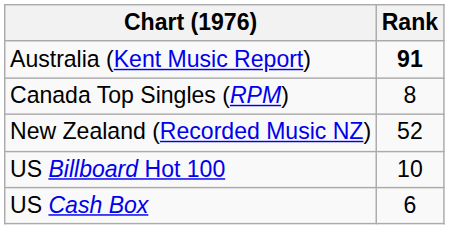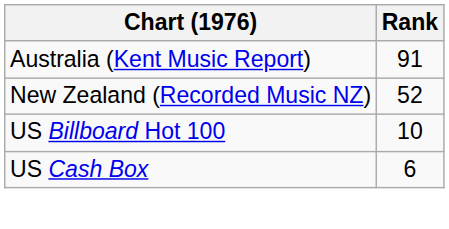(410, 59) bold -> (410, 59) normal
- row: (149, 95)
